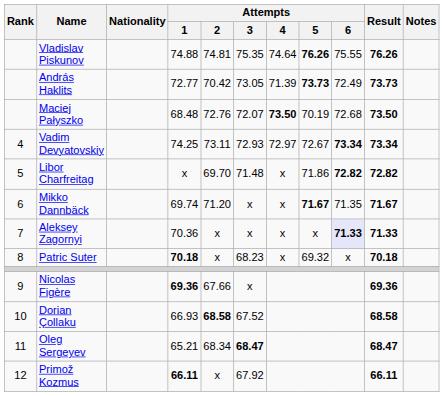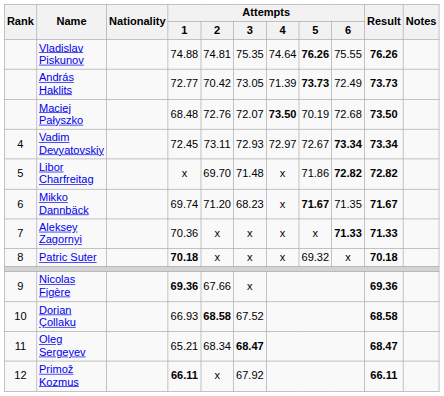(184, 144) 74.25 -> (184, 144) 72.45
(250, 204) x -> (250, 204) 68.23
(348, 234) lavender background -> (348, 234) no background
(250, 257) 68.23 -> (250, 257) x
